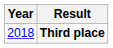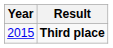(21, 33) 2018 -> (21, 33) 2015
